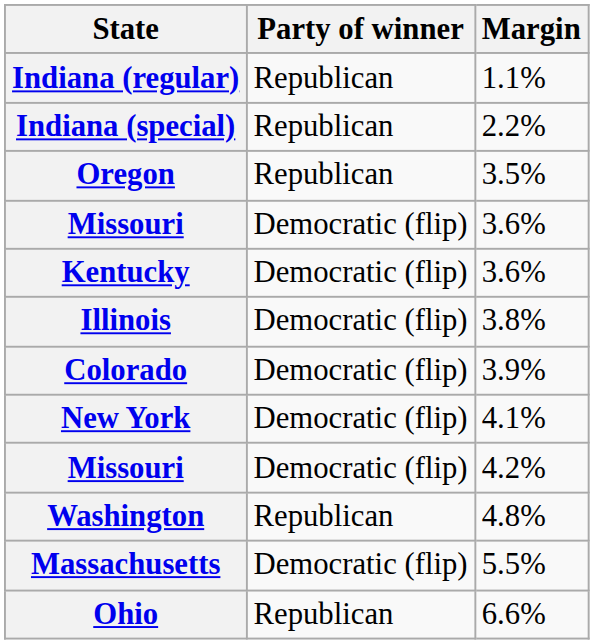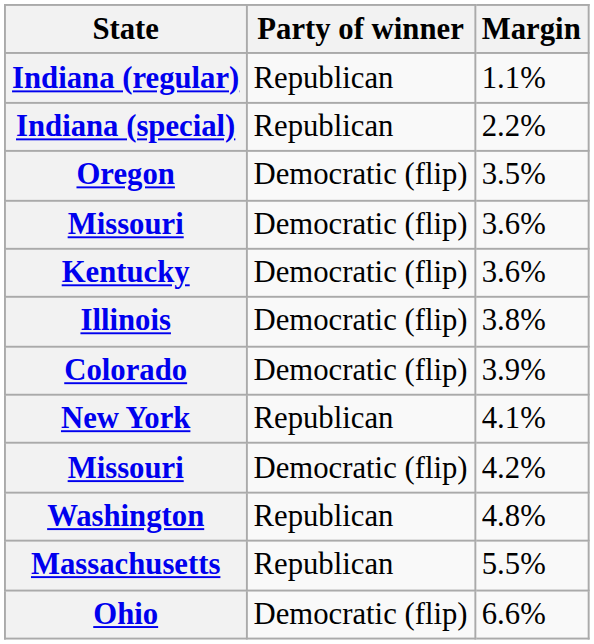(323, 175) Republican -> (361, 175) Democratic (flip)
(361, 418) Democratic (flip) -> (323, 418) Republican
(361, 564) Democratic (flip) -> (323, 564) Republican
(323, 613) Republican -> (361, 613) Democratic (flip)
